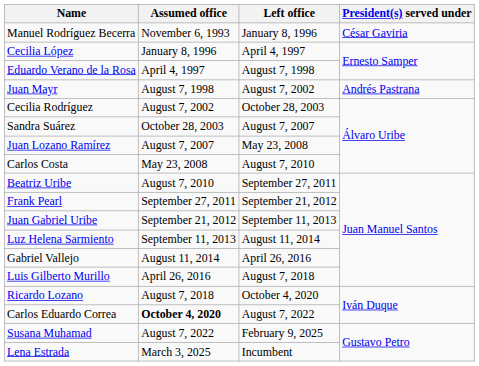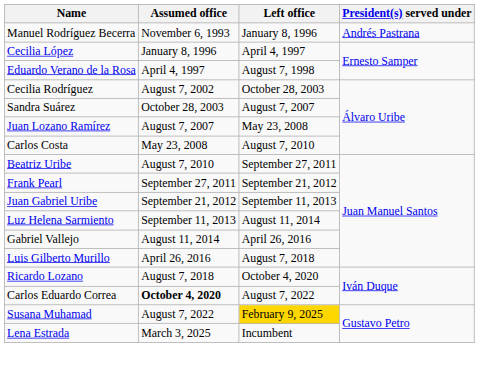(375, 32) César Gaviria -> (381, 32) Andrés Pastrana
- row: (32, 88)
(282, 333) no background -> (282, 314) gold background
